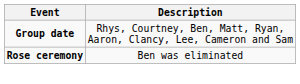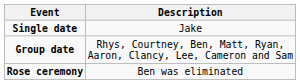+ row: (45, 28)
